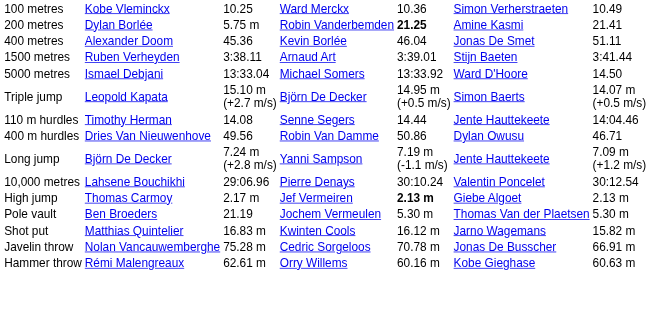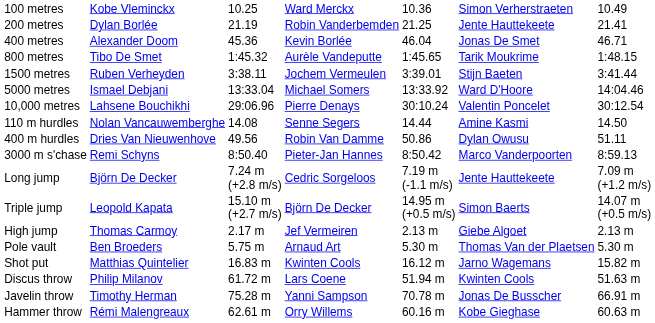(241, 25) 5.75 m -> (243, 25) 21.19
(412, 25) bold -> (417, 25) normal
(488, 25) Amine Kasmi -> (507, 25) Jente Hauttekeete
(607, 41) 51.11 -> (612, 41) 46.71
+ row: (34, 57)
(308, 57) Arnaud Art -> (335, 74) Jochem Vermeulen
(607, 74) 14.50 -> (621, 90) 14:04.46
rows swapped: (42, 182) <-> (33, 97)
(128, 120) Timothy Herman -> (157, 122) Nolan Vancauwemberghe
(502, 120) Jente Hauttekeete -> (493, 122) Amine Kasmi
(616, 120) 14:04.46 -> (612, 122) 14.50
(607, 136) 46.71 -> (612, 139) 51.11
+ row: (45, 155)
(321, 159) Yanni Sampson -> (330, 178) Cedric Sorgeloos
(415, 198) bold -> (420, 231) normal
(238, 214) 21.19 -> (246, 247) 5.75 m
(330, 214) Jochem Vermeulen -> (313, 247) Arnaud Art
+ row: (38, 279)
(152, 247) Nolan Vancauwemberghe -> (133, 296) Timothy Herman
(325, 247) Cedric Sorgeloos -> (326, 296) Yanni Sampson
